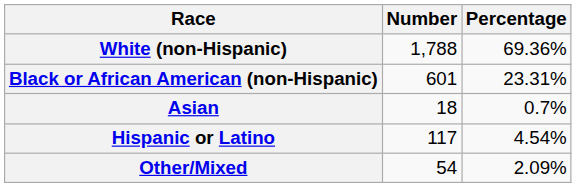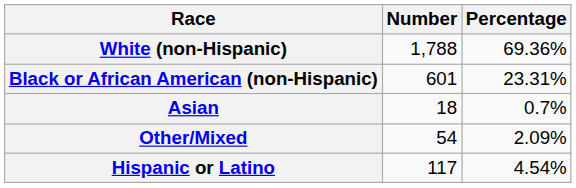rows swapped: (193, 167) <-> (193, 138)
